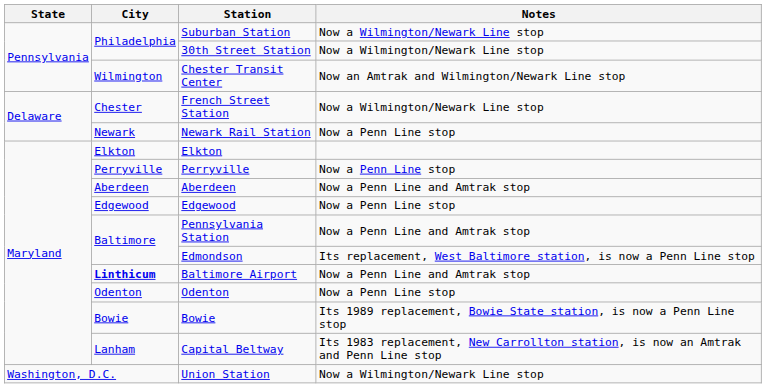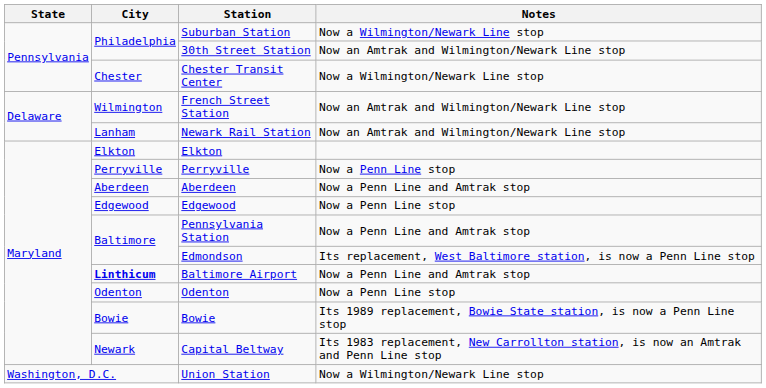(431, 51) Now a Wilmington/Newark Line stop -> (472, 51) Now an Amtrak and Wilmington/Newark Line stop
(128, 75) Wilmington -> (118, 75) Chester
(472, 75) Now an Amtrak and Wilmington/Newark Line stop -> (431, 75) Now a Wilmington/Newark Line stop
(118, 107) Chester -> (128, 107) Wilmington
(431, 107) Now a Wilmington/Newark Line stop -> (472, 107) Now an Amtrak and Wilmington/Newark Line stop
(115, 132) Newark -> (115, 132) Lanham
(387, 132) Now a Penn Line stop -> (472, 132) Now an Amtrak and Wilmington/Newark Line stop
(115, 349) Lanham -> (115, 349) Newark
